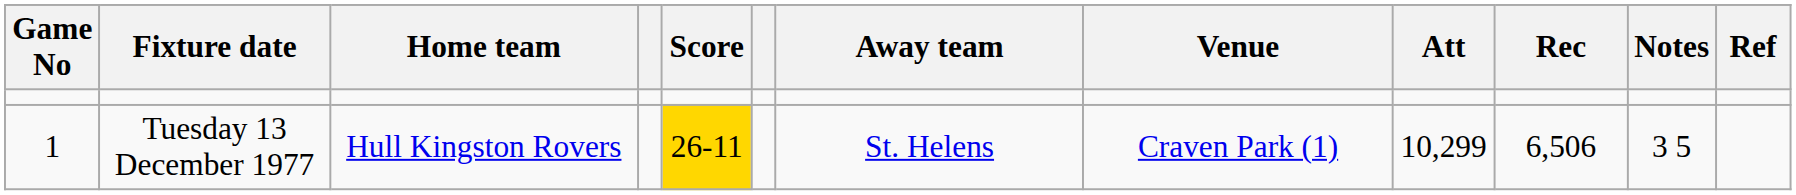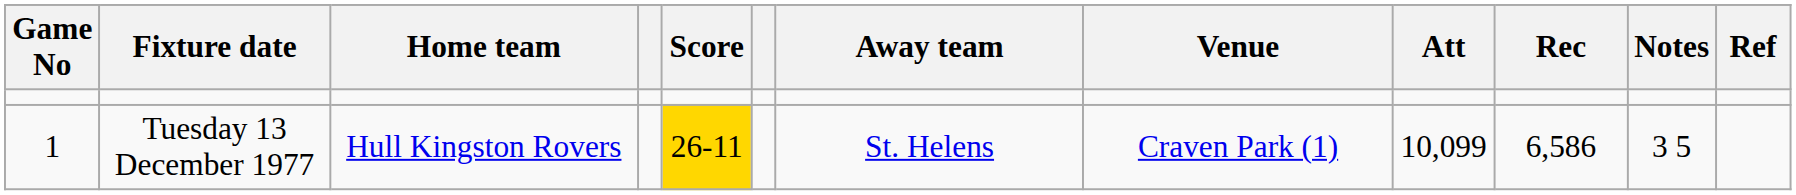(1444, 146) 10,299 -> (1444, 146) 10,099
(1561, 146) 6,506 -> (1561, 146) 6,586
